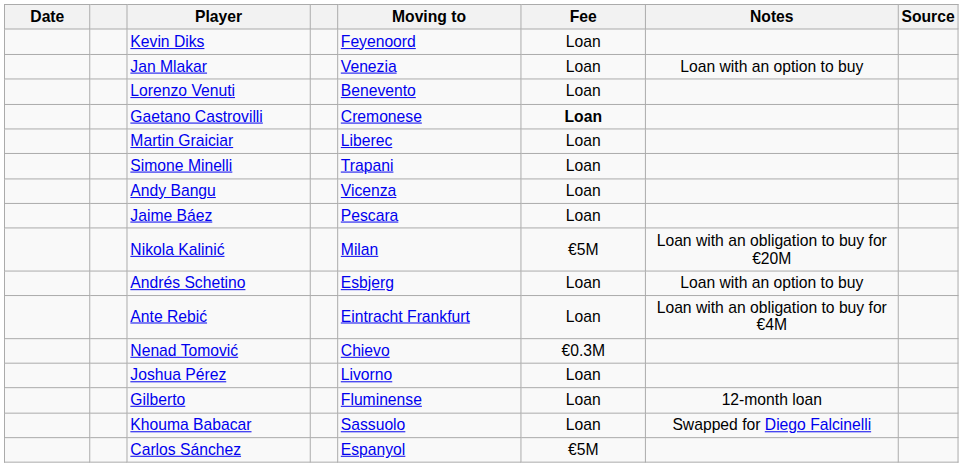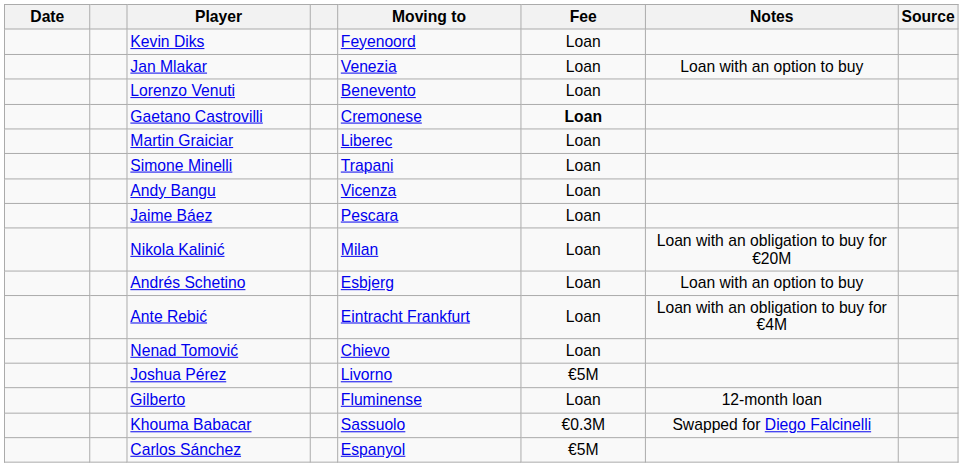(583, 249) €5M -> (583, 249) Loan
(583, 350) €0.3M -> (583, 350) Loan
(583, 375) Loan -> (583, 375) €5M
(583, 425) Loan -> (583, 425) €0.3M
